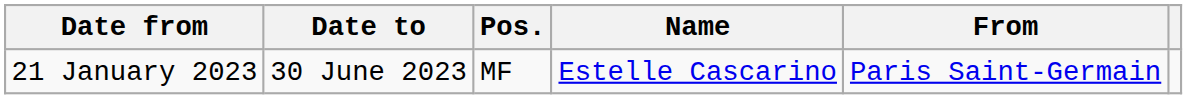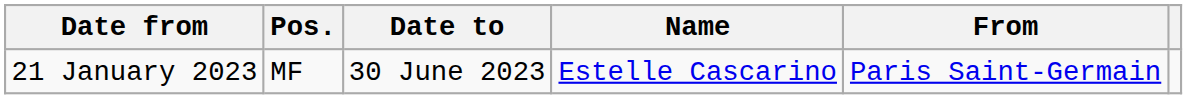columns swapped: (369, 27) <-> (513, 27)
